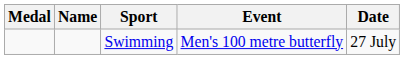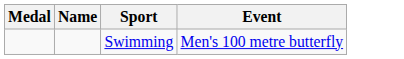- column: (373, 16)
